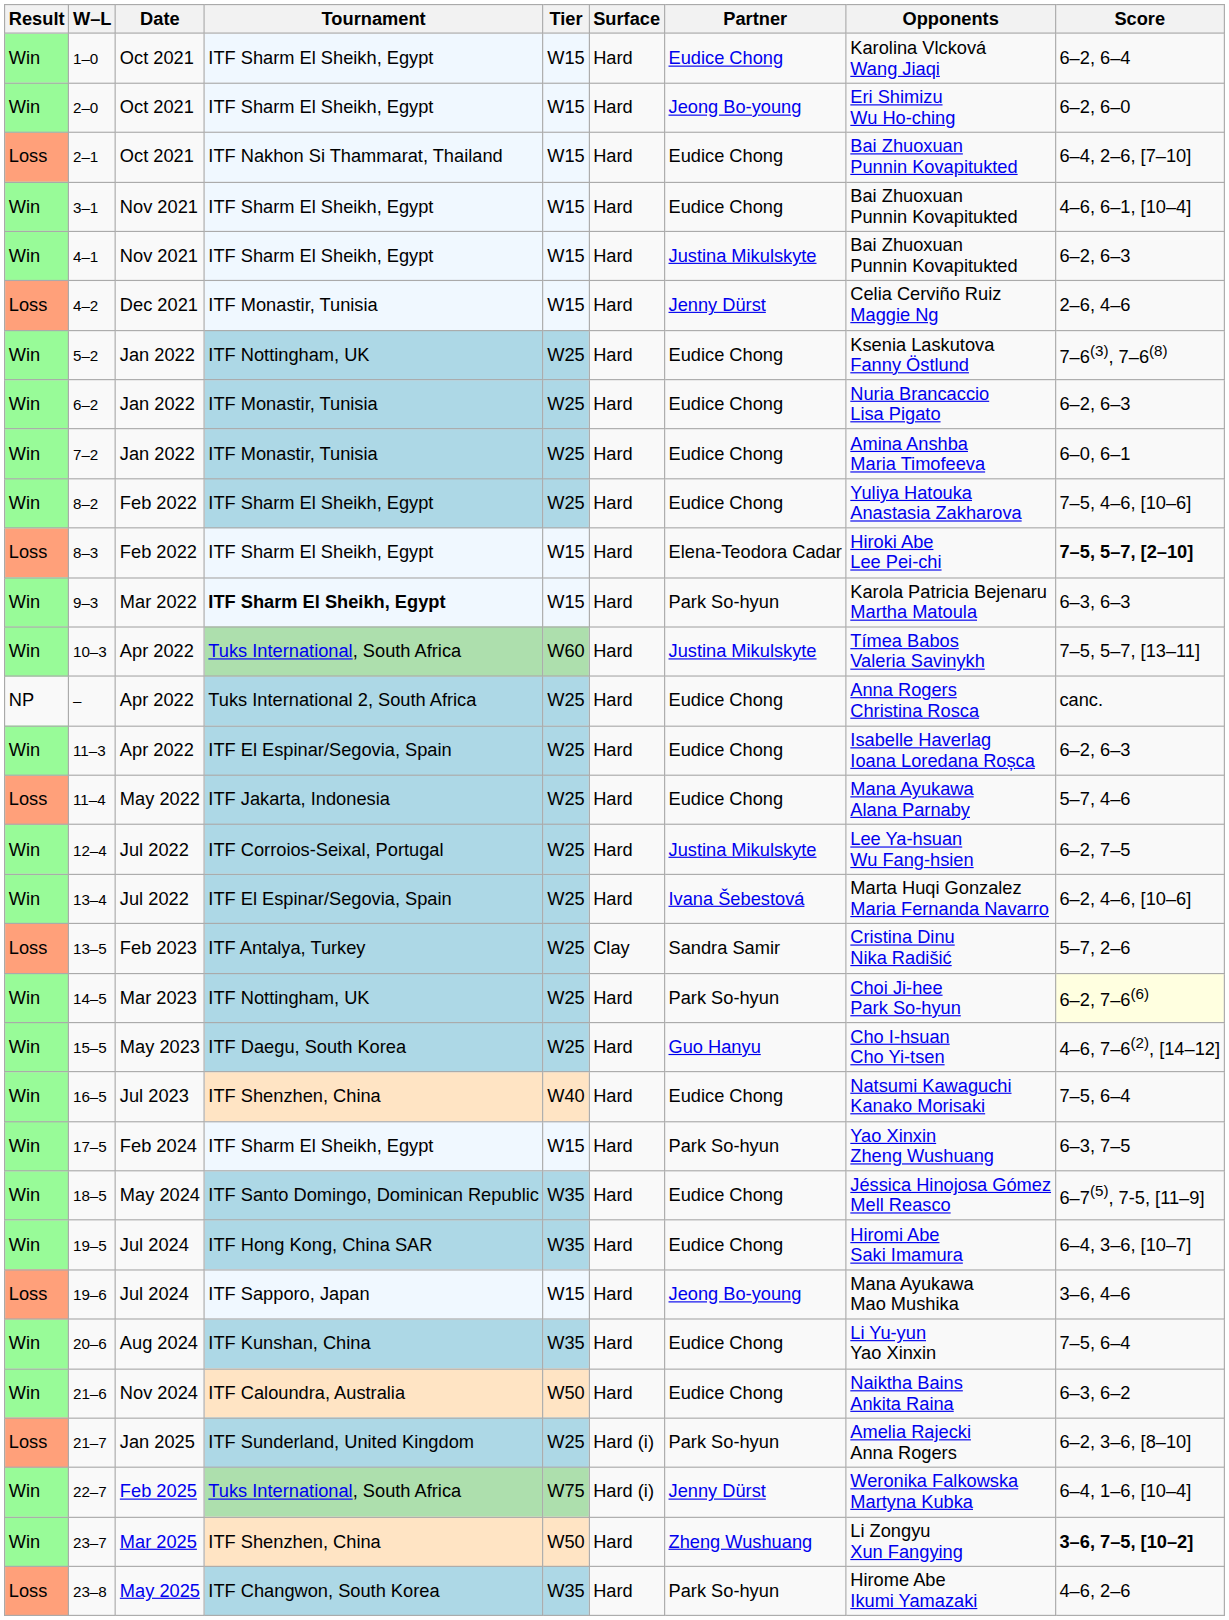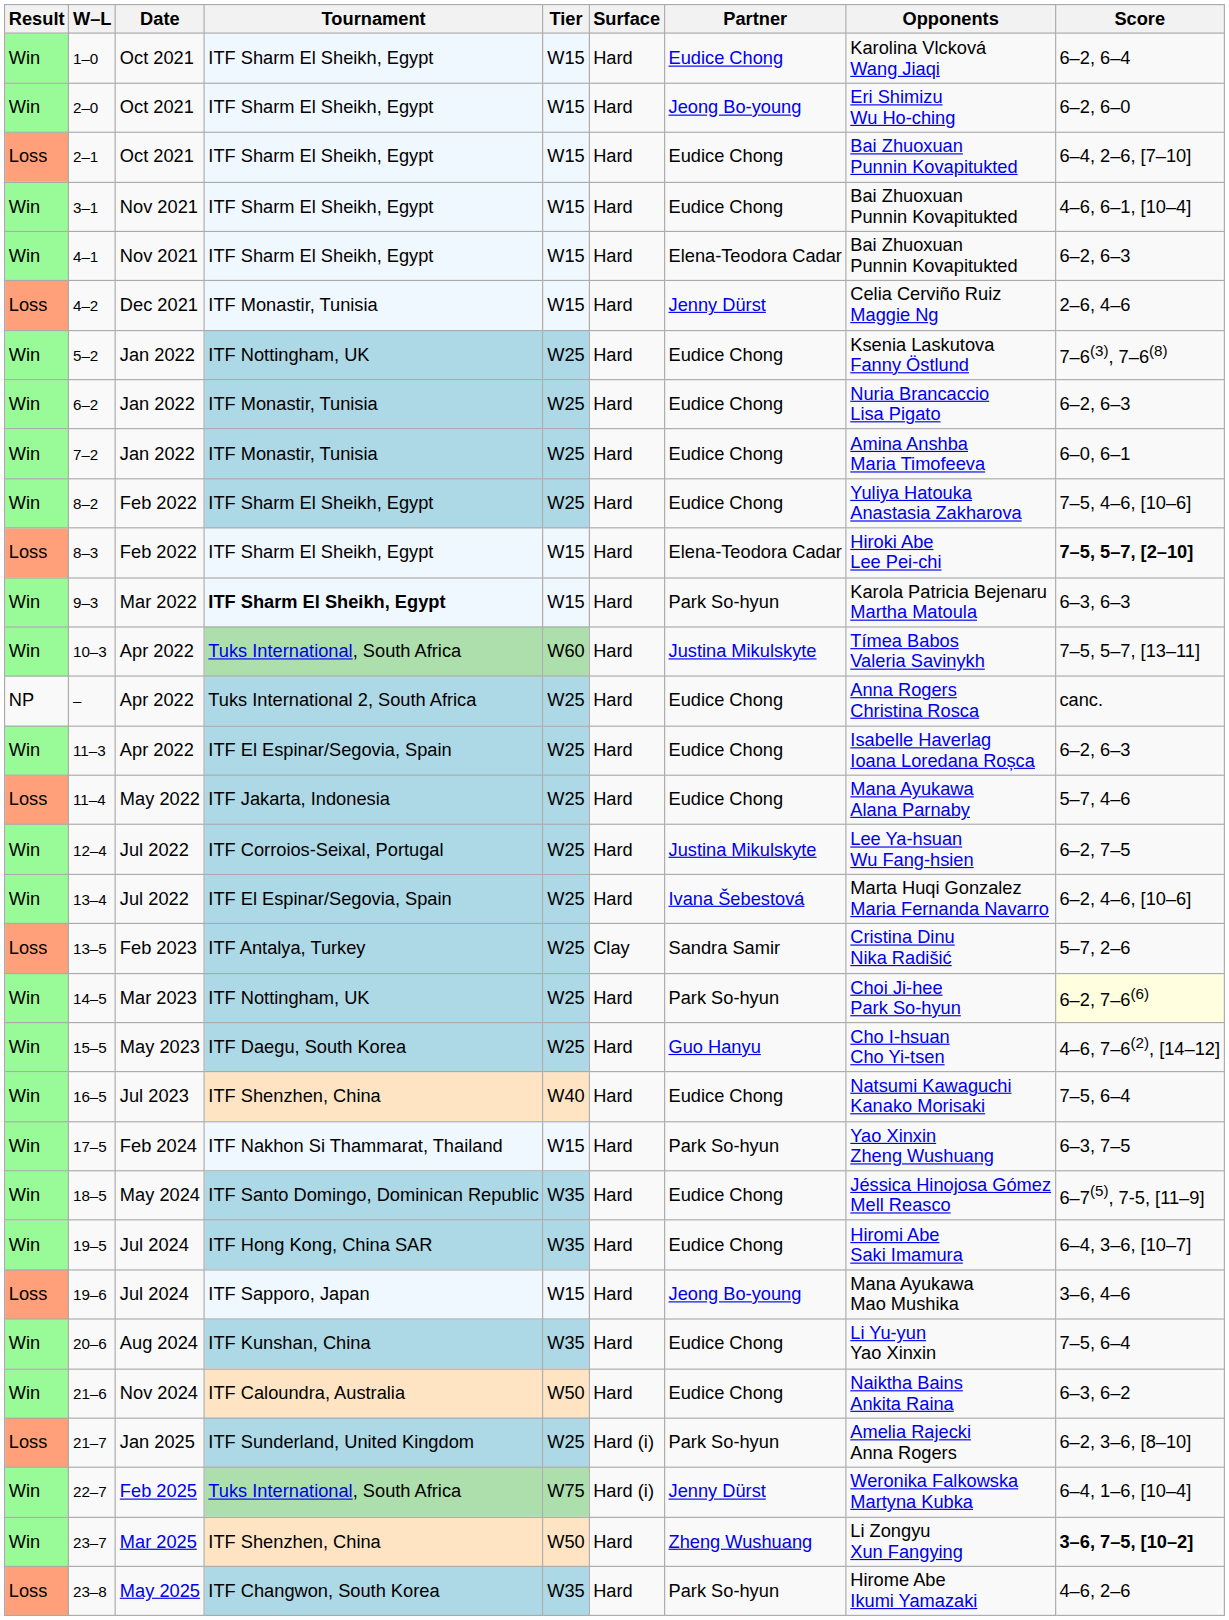(356, 157) ITF Nakhon Si Thammarat, Thailand -> (321, 157) ITF Sharm El Sheikh, Egypt
(743, 255) Justina Mikulskyte -> (755, 255) Elena-Teodora Cadar
(321, 1145) ITF Sharm El Sheikh, Egypt -> (356, 1145) ITF Nakhon Si Thammarat, Thailand
